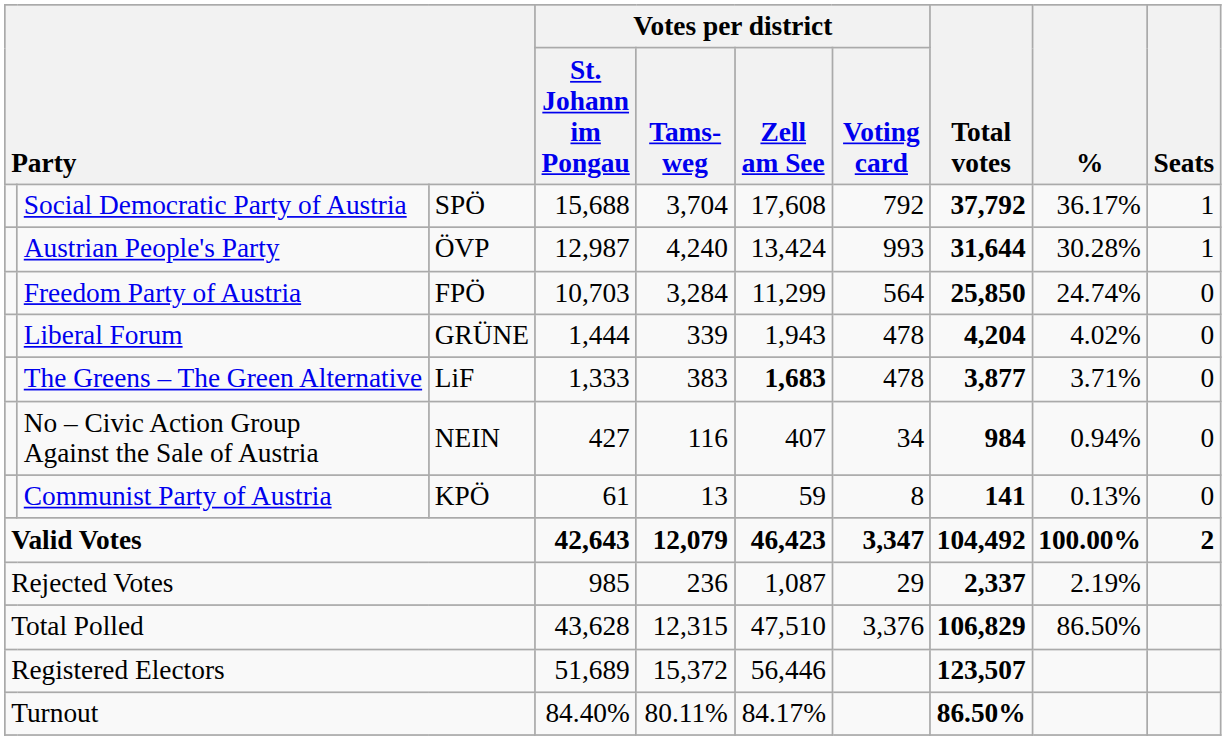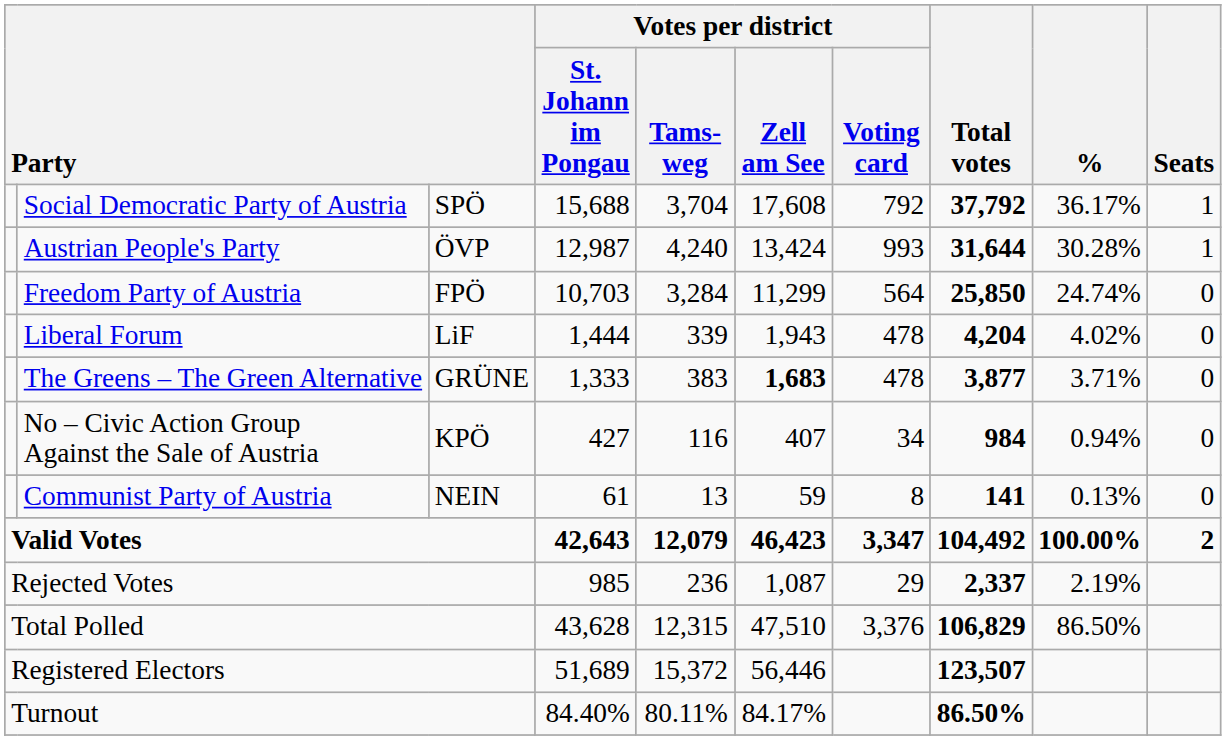(482, 335) GRÜNE -> (455, 335) LiF
(455, 378) LiF -> (482, 378) GRÜNE
(467, 437) NEIN -> (462, 437) KPÖ
(462, 496) KPÖ -> (467, 496) NEIN
